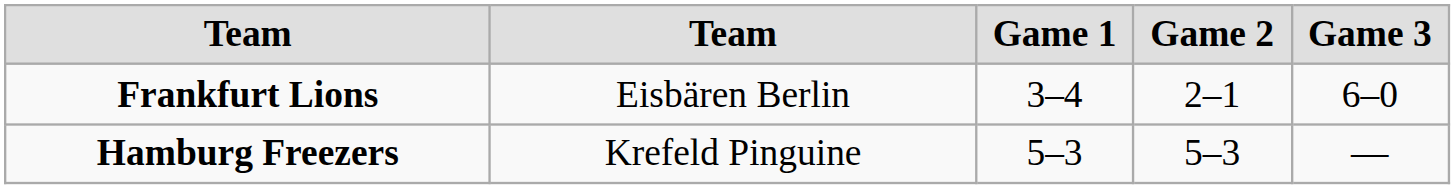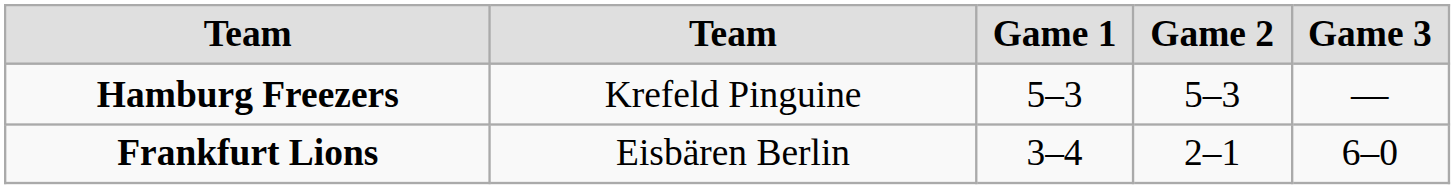rows swapped: (248, 152) <-> (248, 93)
